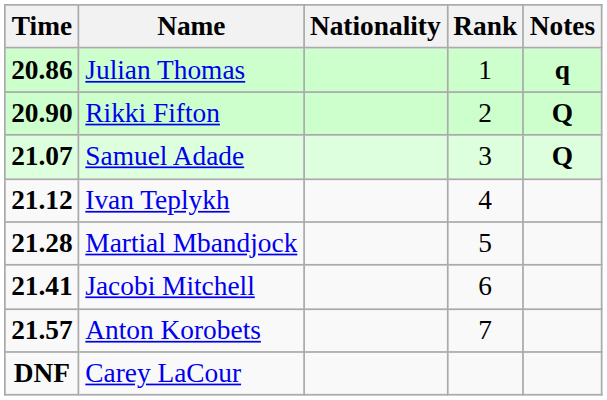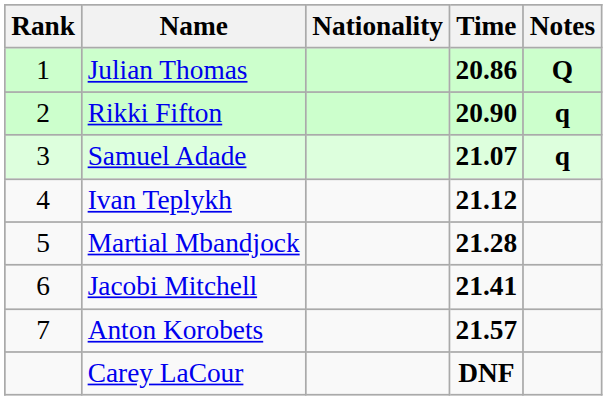columns swapped: (485, 26) <-> (42, 26)
(562, 69) q -> (562, 69) Q
(562, 112) Q -> (562, 112) q
(562, 156) Q -> (562, 156) q
